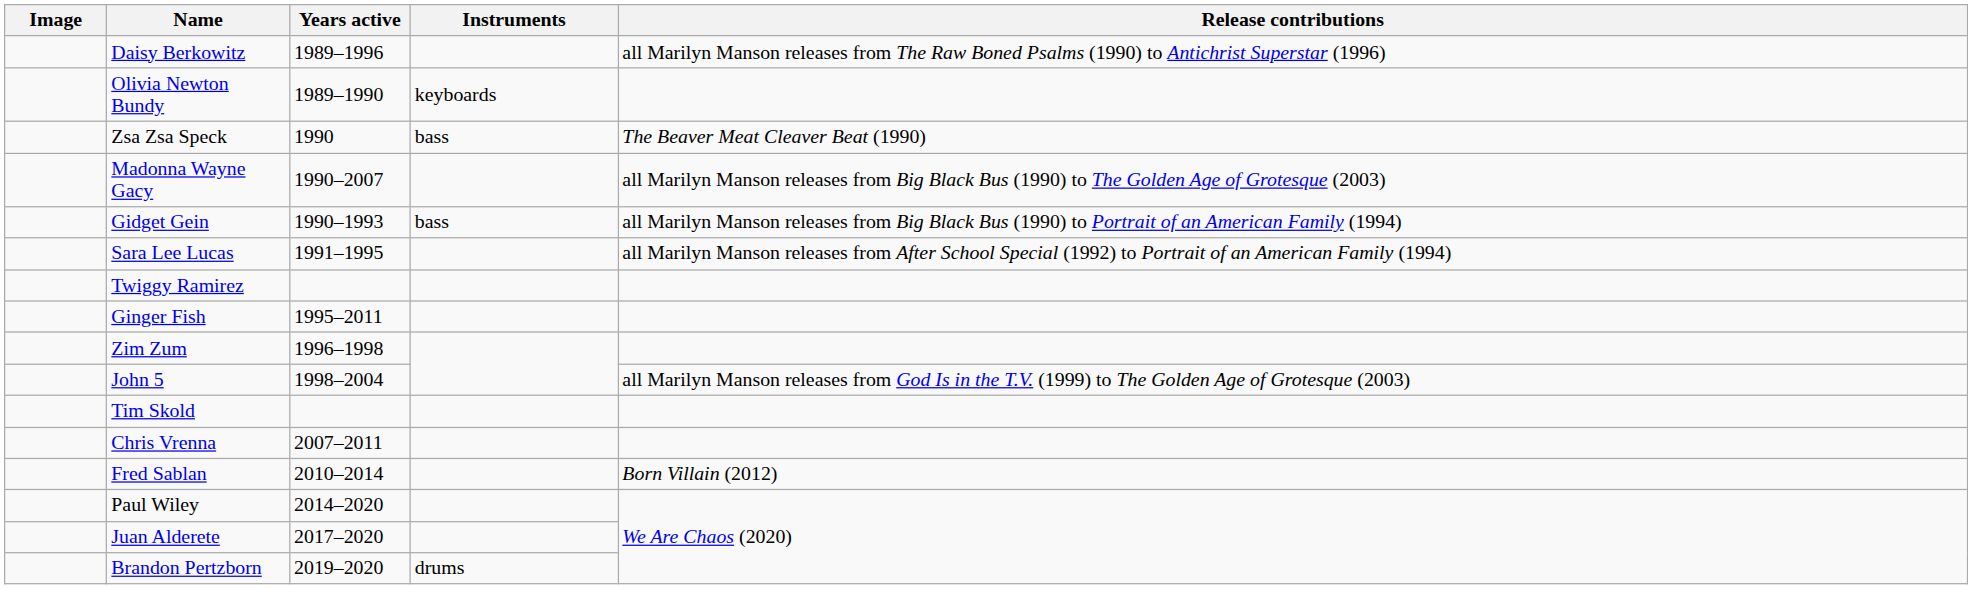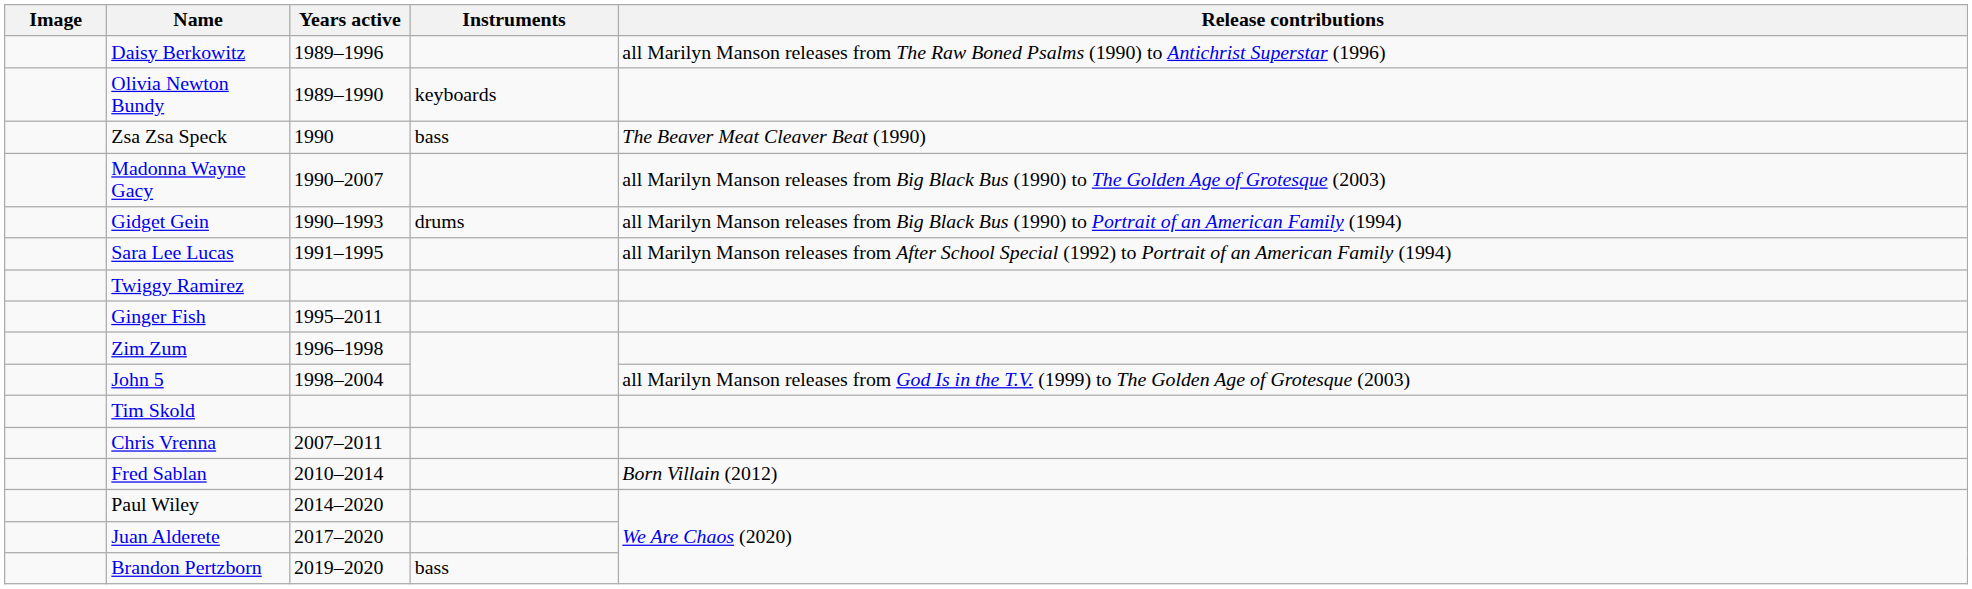(432, 222) bass -> (440, 222) drums
(440, 568) drums -> (432, 568) bass
